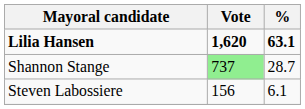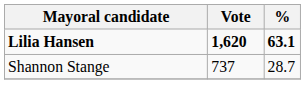(223, 66) lightgreen background -> (223, 66) no background
- row: (65, 91)
